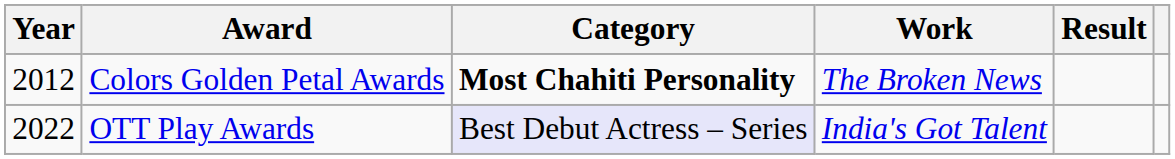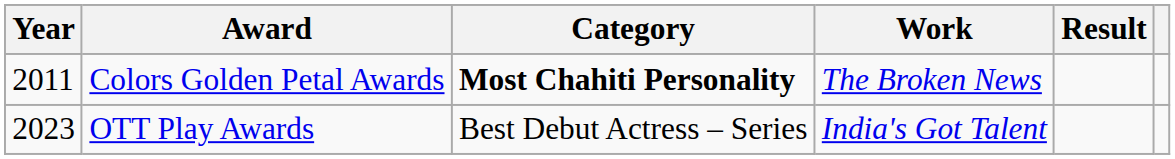(44, 79) 2012 -> (43, 79) 2011
(44, 128) 2022 -> (44, 128) 2023
(633, 128) lavender background -> (633, 128) no background
